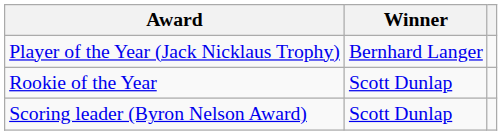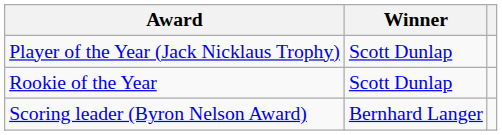(416, 51) Bernhard Langer -> (401, 51) Scott Dunlap
(401, 113) Scott Dunlap -> (416, 113) Bernhard Langer
